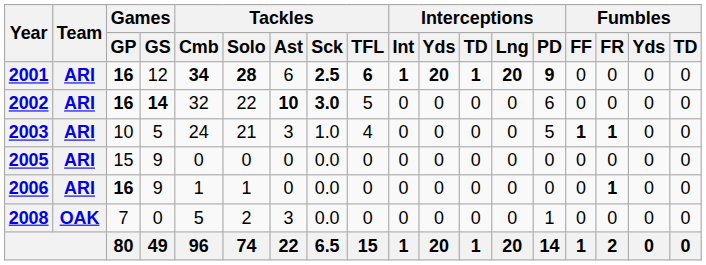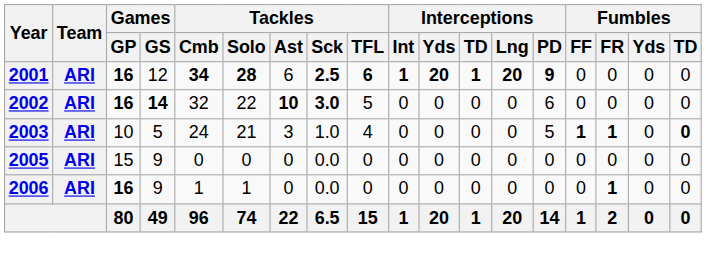(686, 132) normal -> (686, 132) bold
- row: (29, 217)
